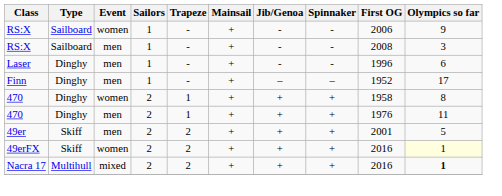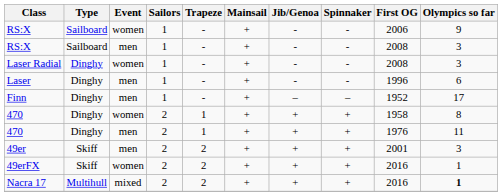+ row: (34, 64)
(443, 132) 5 -> (459, 149) 3
(443, 149) lightyellow background -> (459, 166) no background
